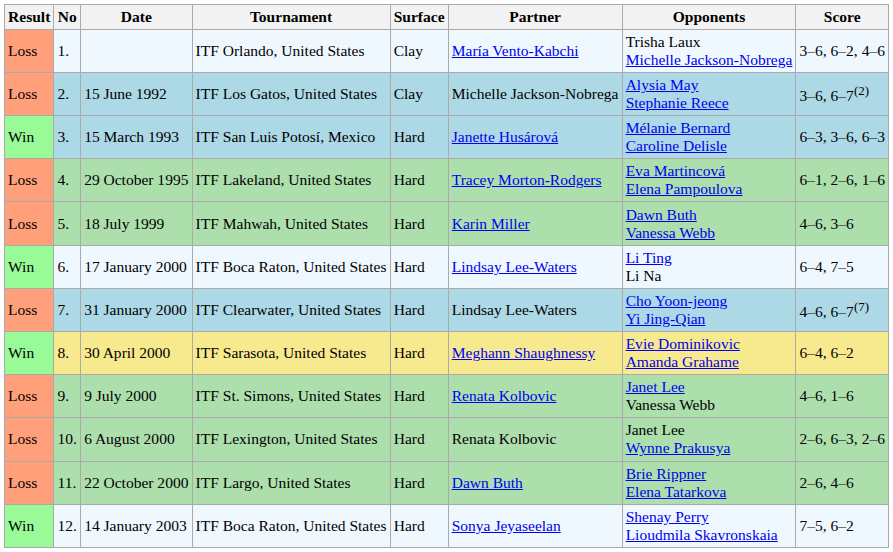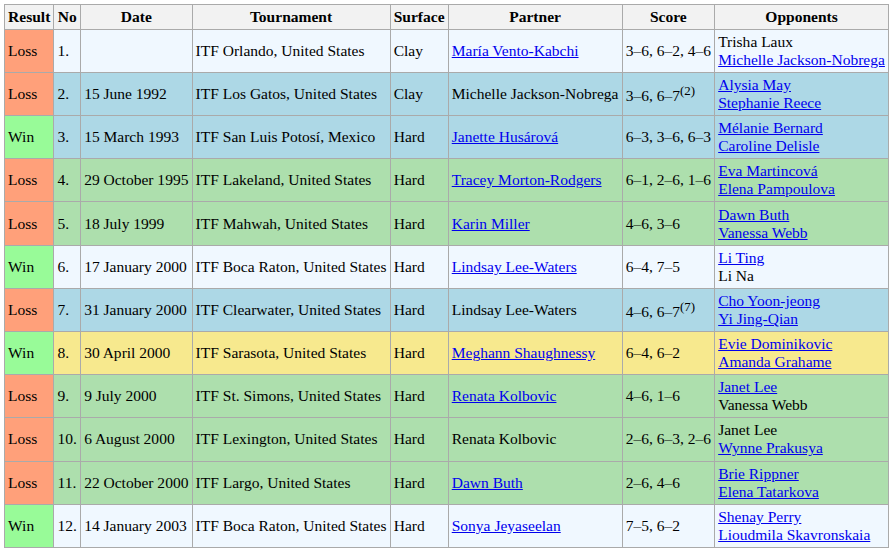columns swapped: (709, 16) <-> (842, 16)
